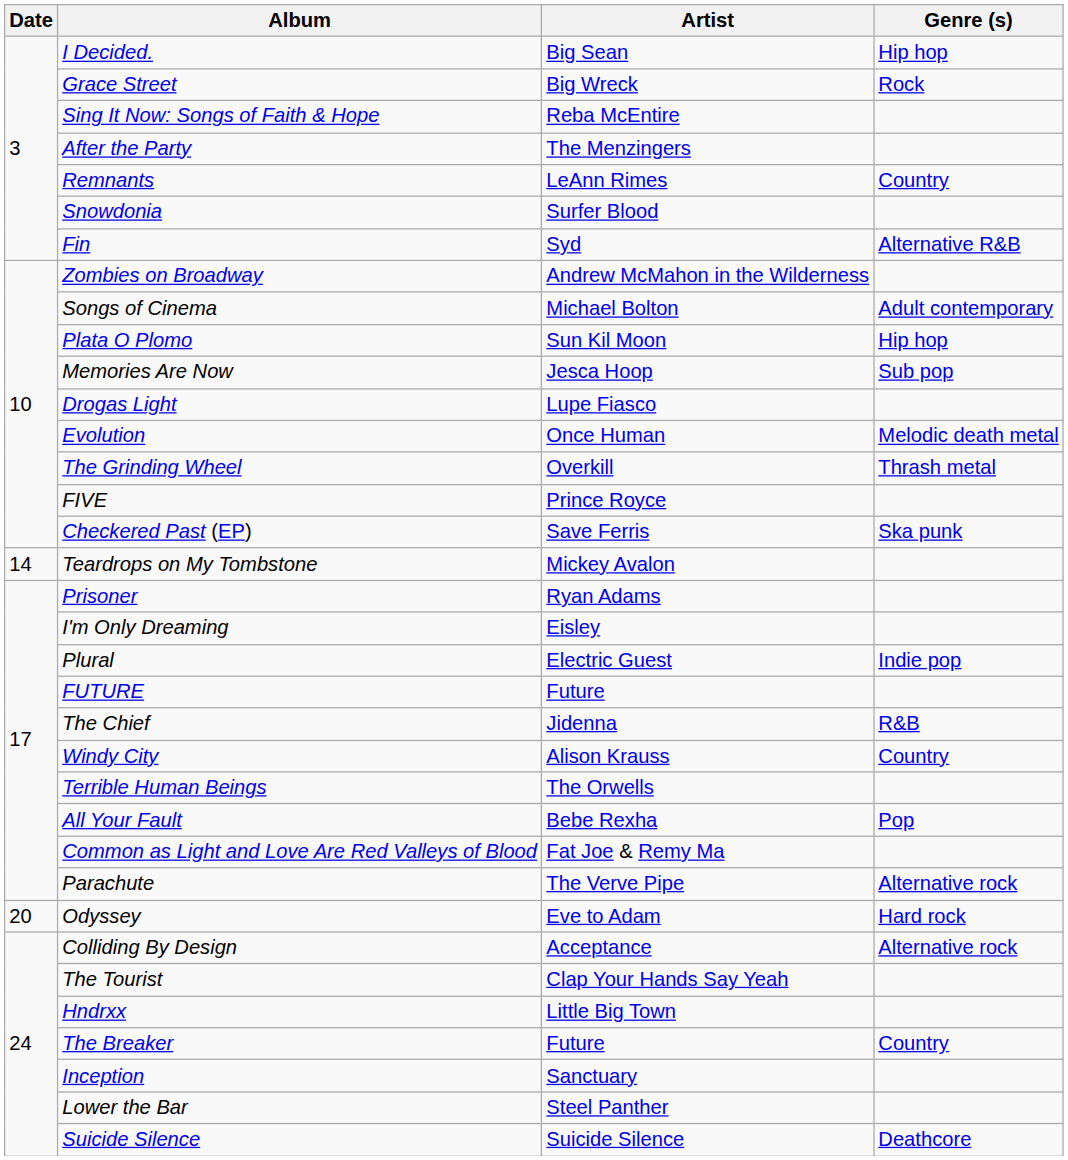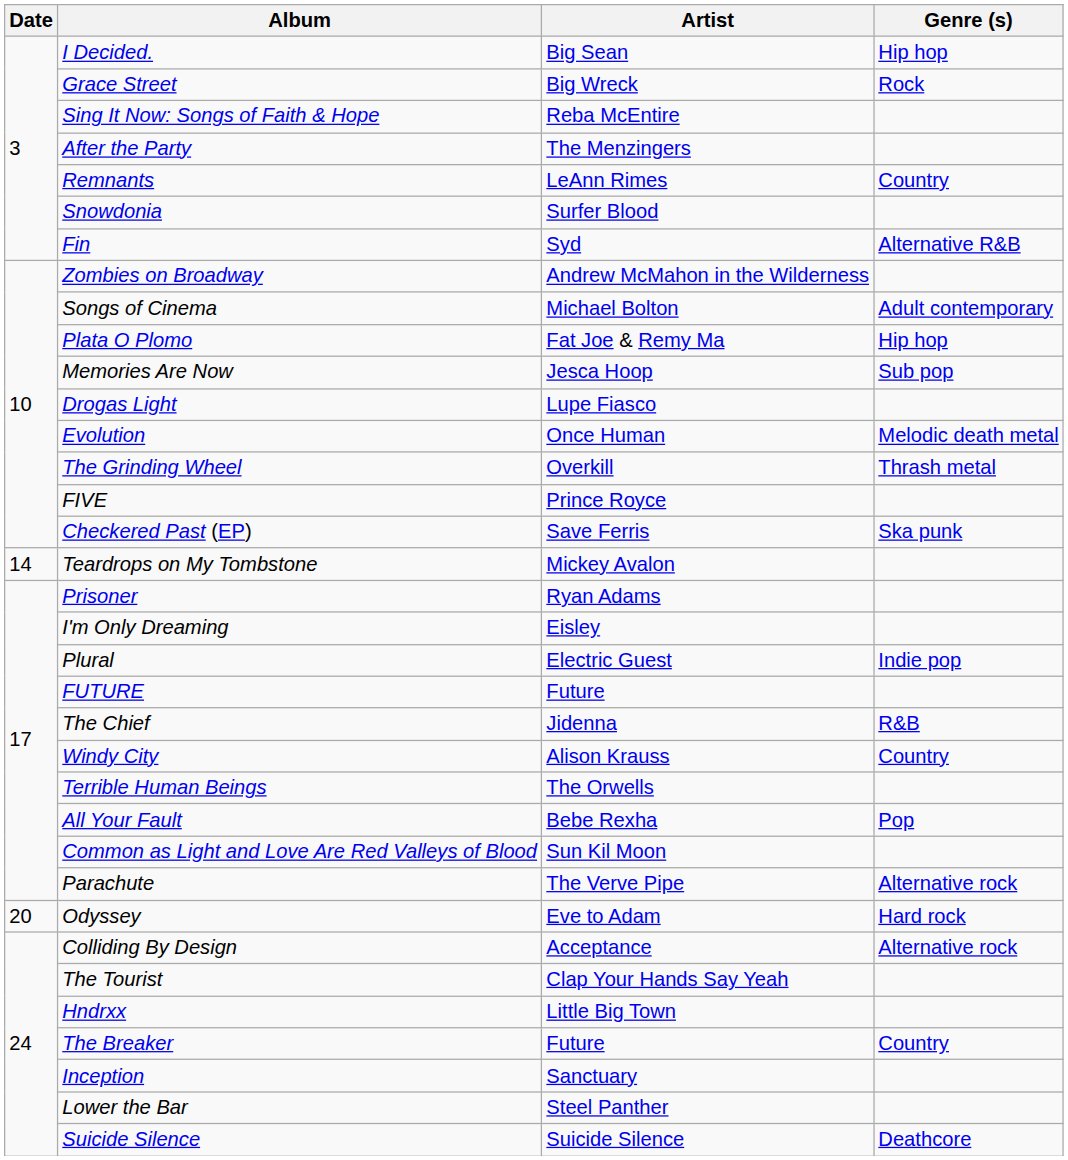(606, 340) Sun Kil Moon -> (635, 340) Fat Joe & Remy Ma
(635, 851) Fat Joe & Remy Ma -> (606, 851) Sun Kil Moon
